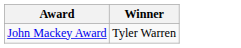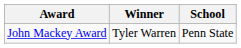+ column: (208, 14)
